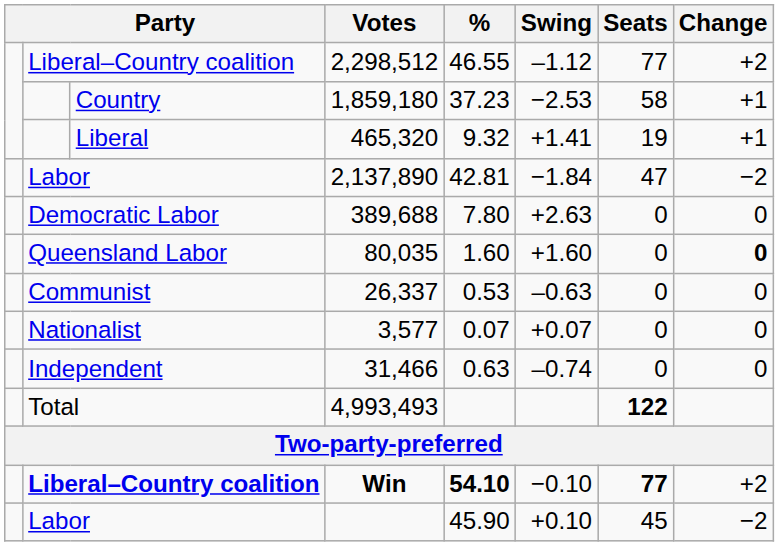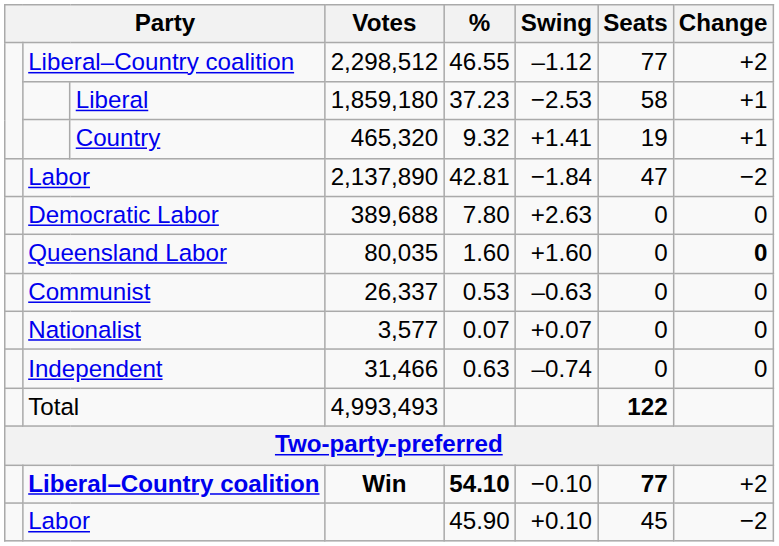(118, 100) Country -> (112, 100) Liberal
(112, 138) Liberal -> (118, 138) Country
